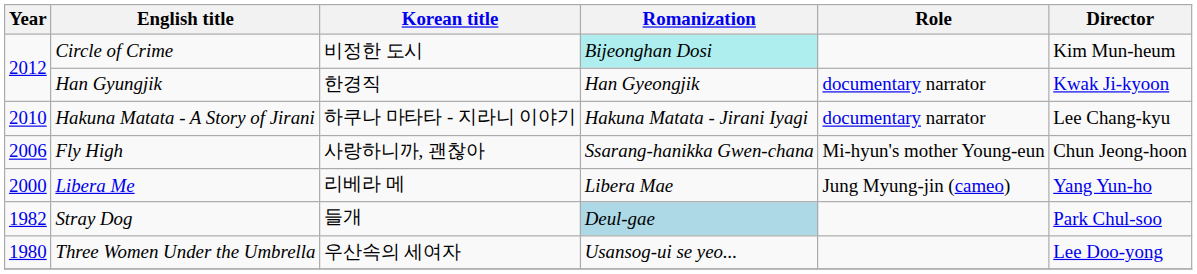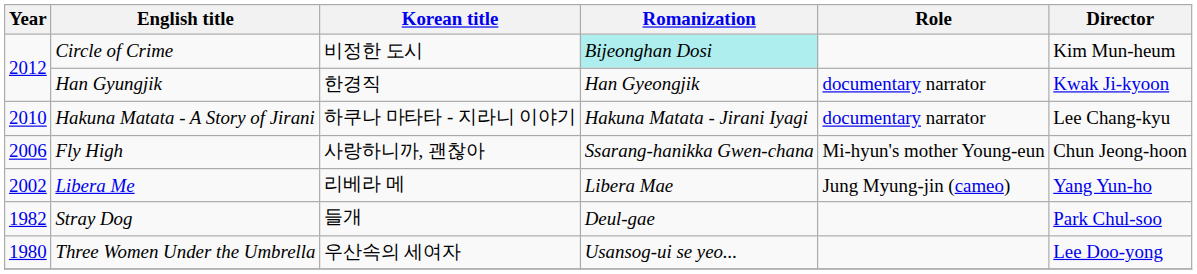(28, 185) 2000 -> (28, 185) 2002
(620, 218) lightblue background -> (620, 218) no background
